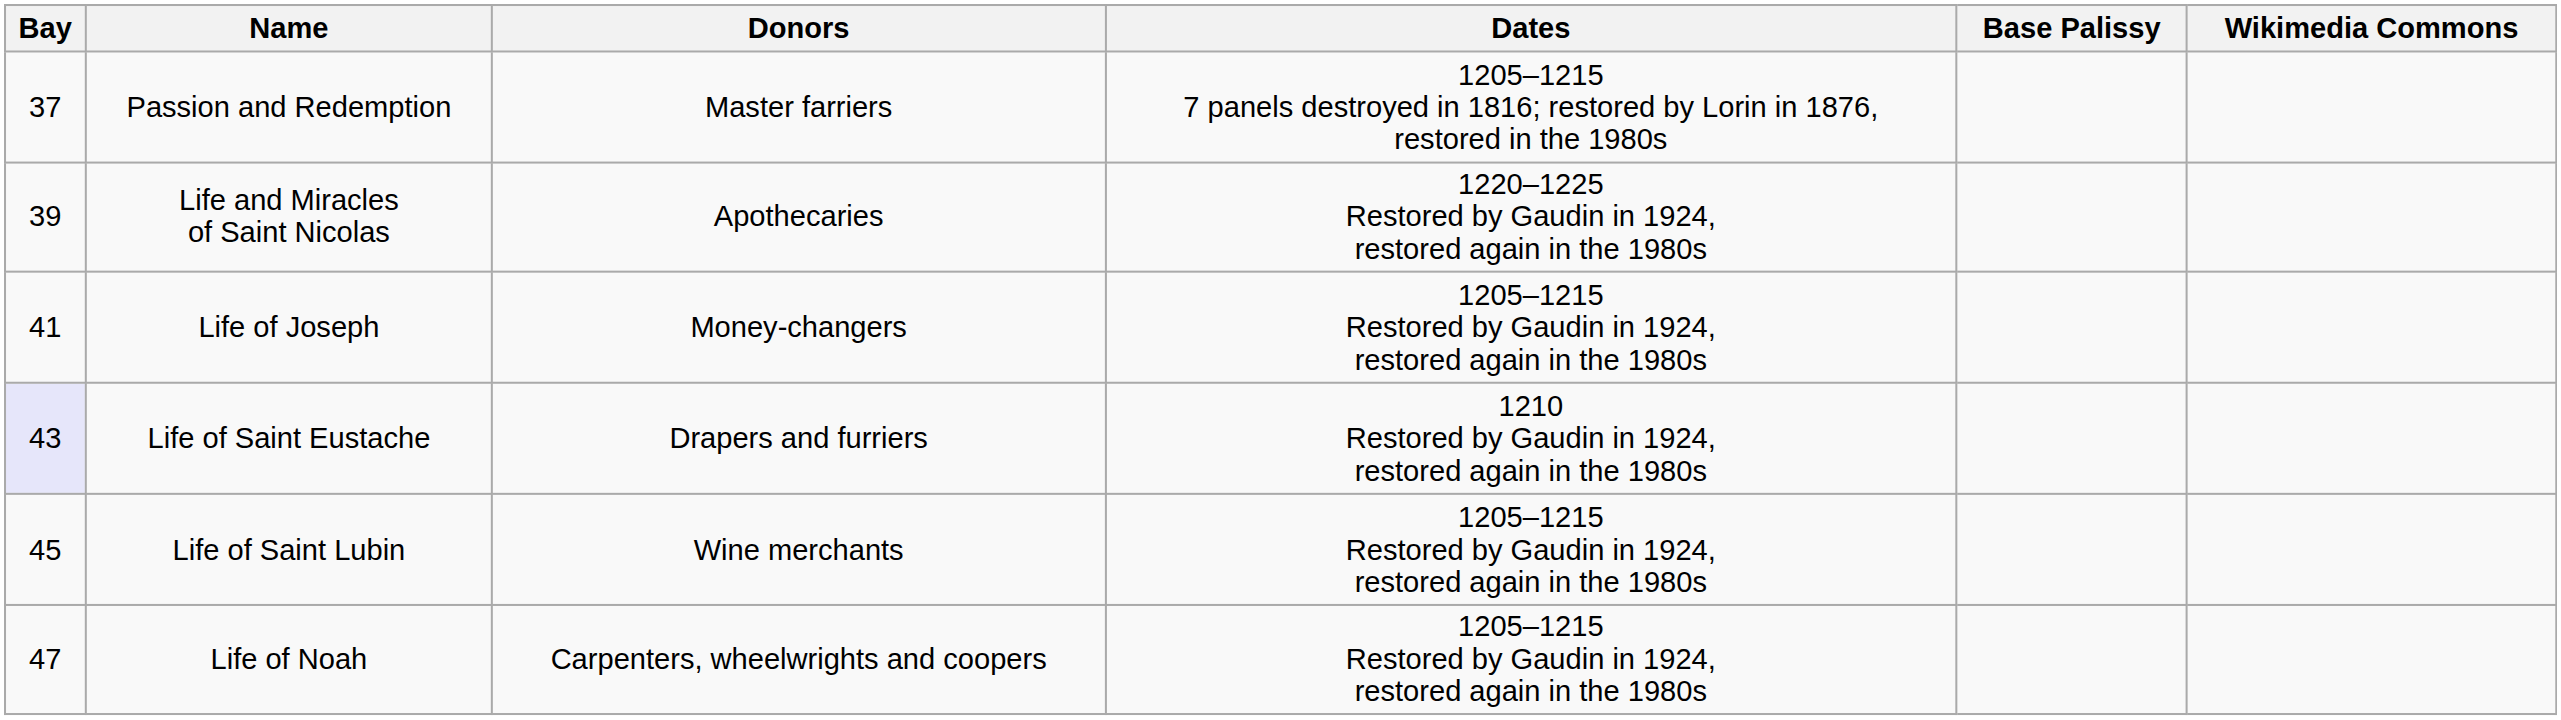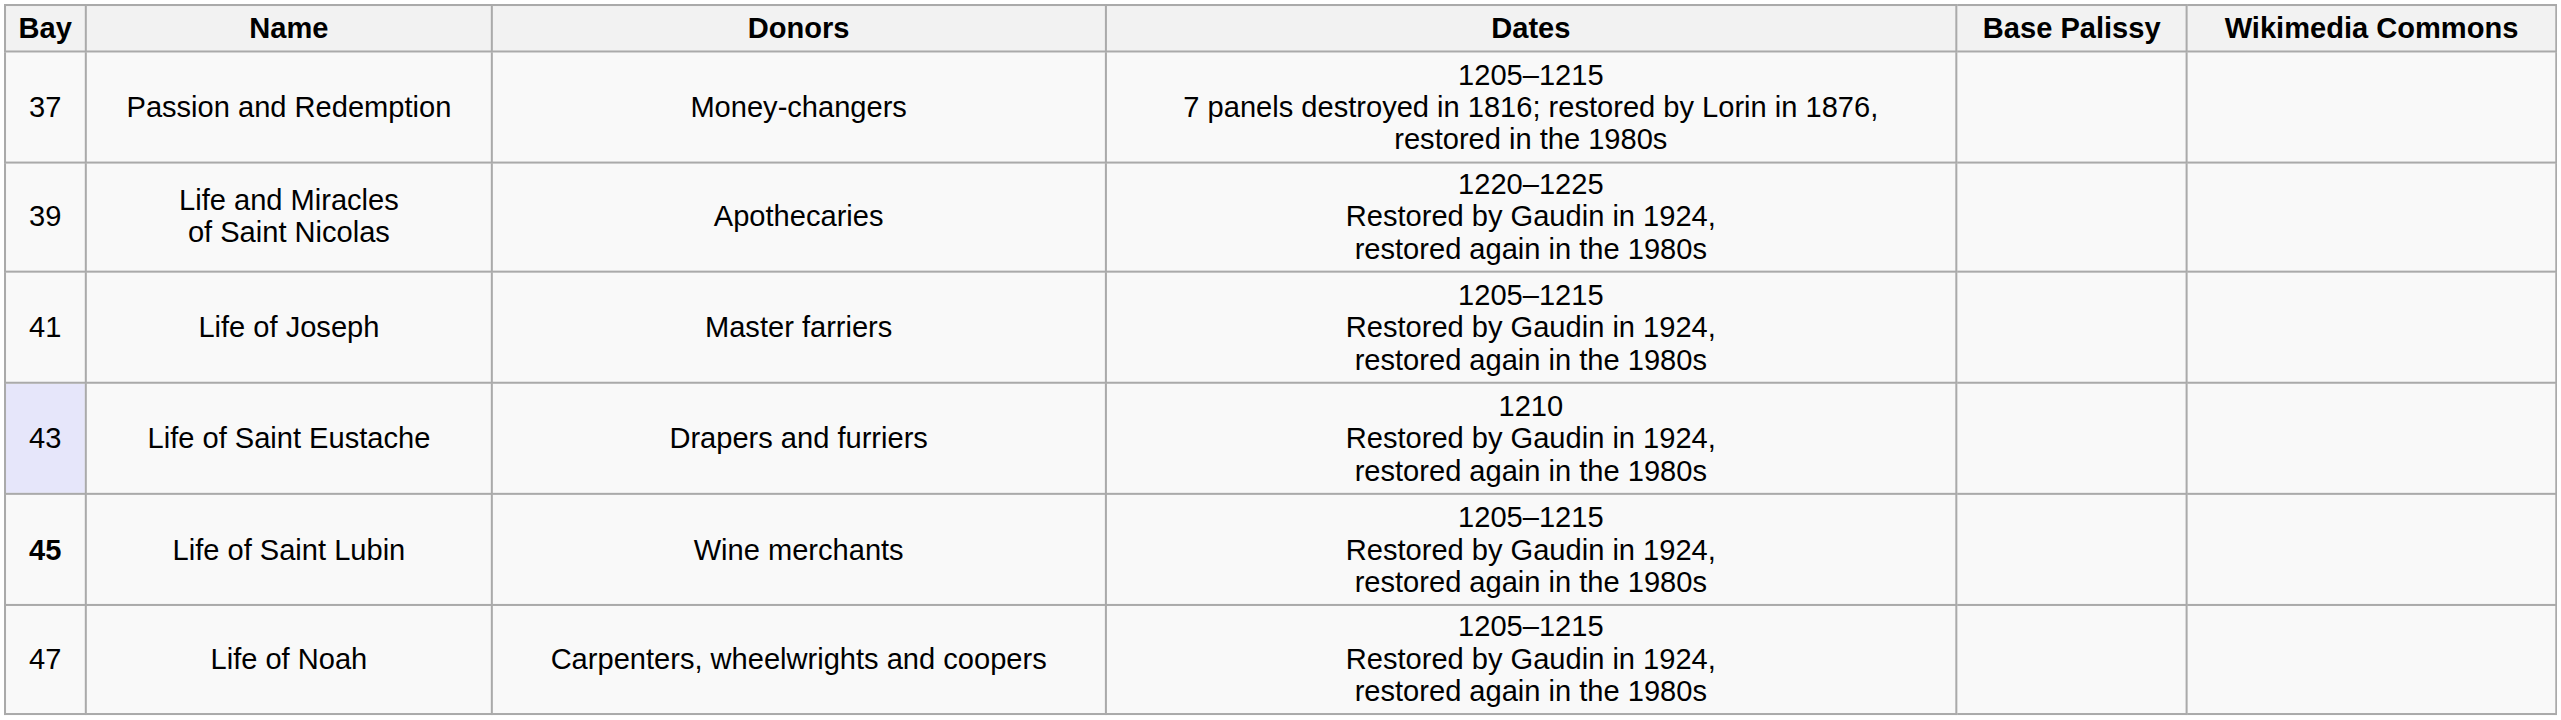(799, 107) Master farriers -> (799, 107) Money-changers
(799, 328) Money-changers -> (799, 328) Master farriers
(45, 549) normal -> (45, 549) bold
